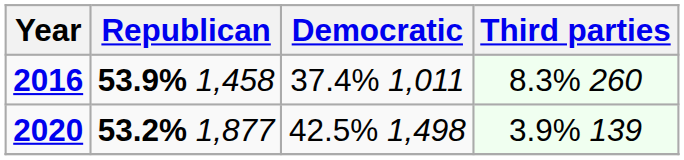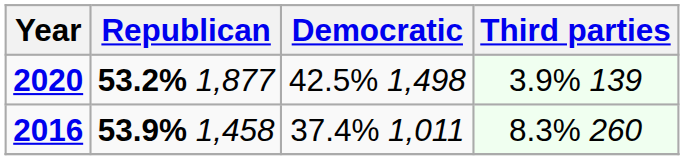rows swapped: (48, 130) <-> (48, 80)
